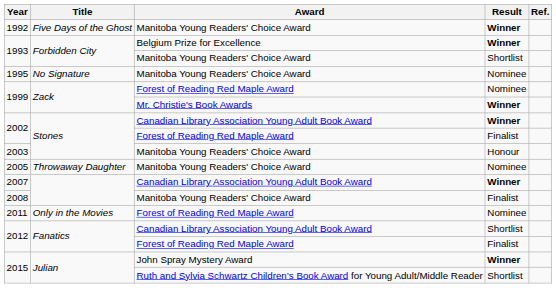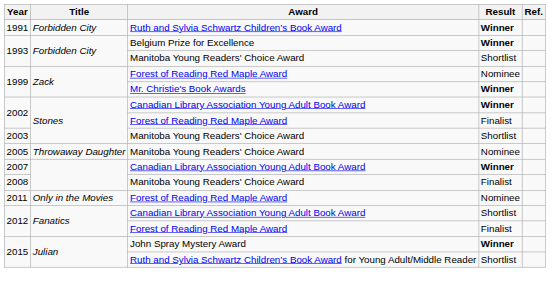+ row: (17, 27)
- row: (17, 27)
- row: (17, 74)
(503, 151) Honour -> (498, 136) Shortlist
